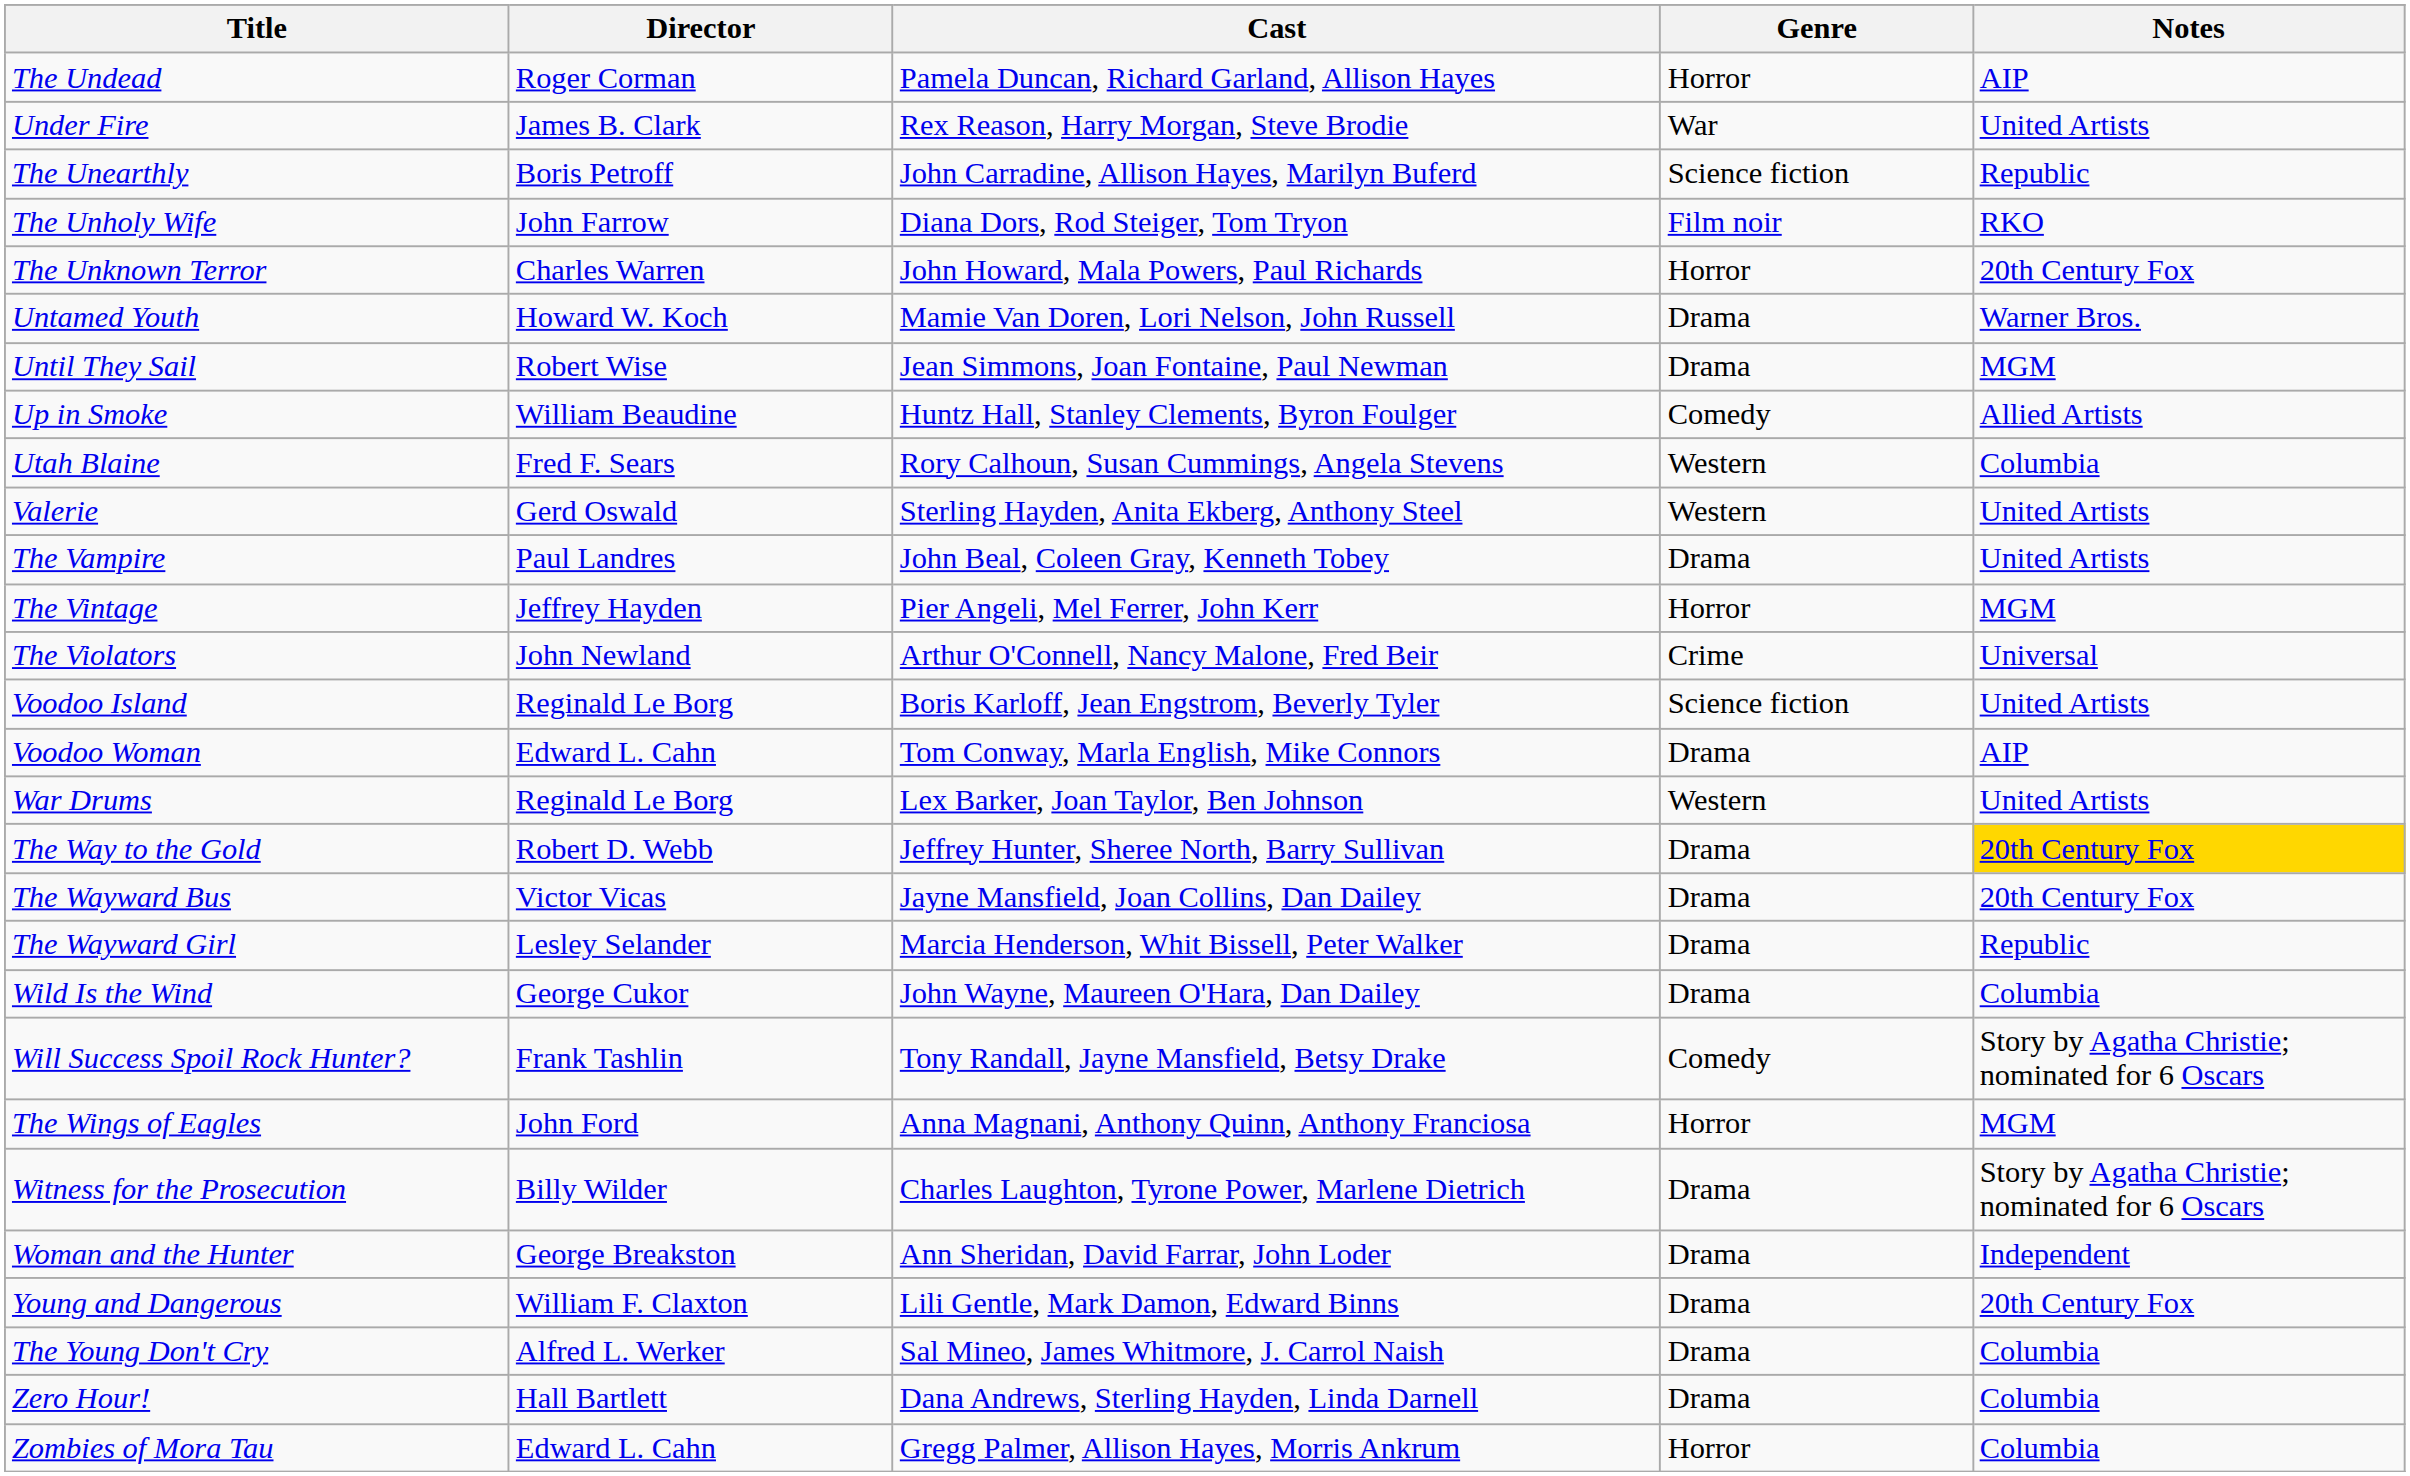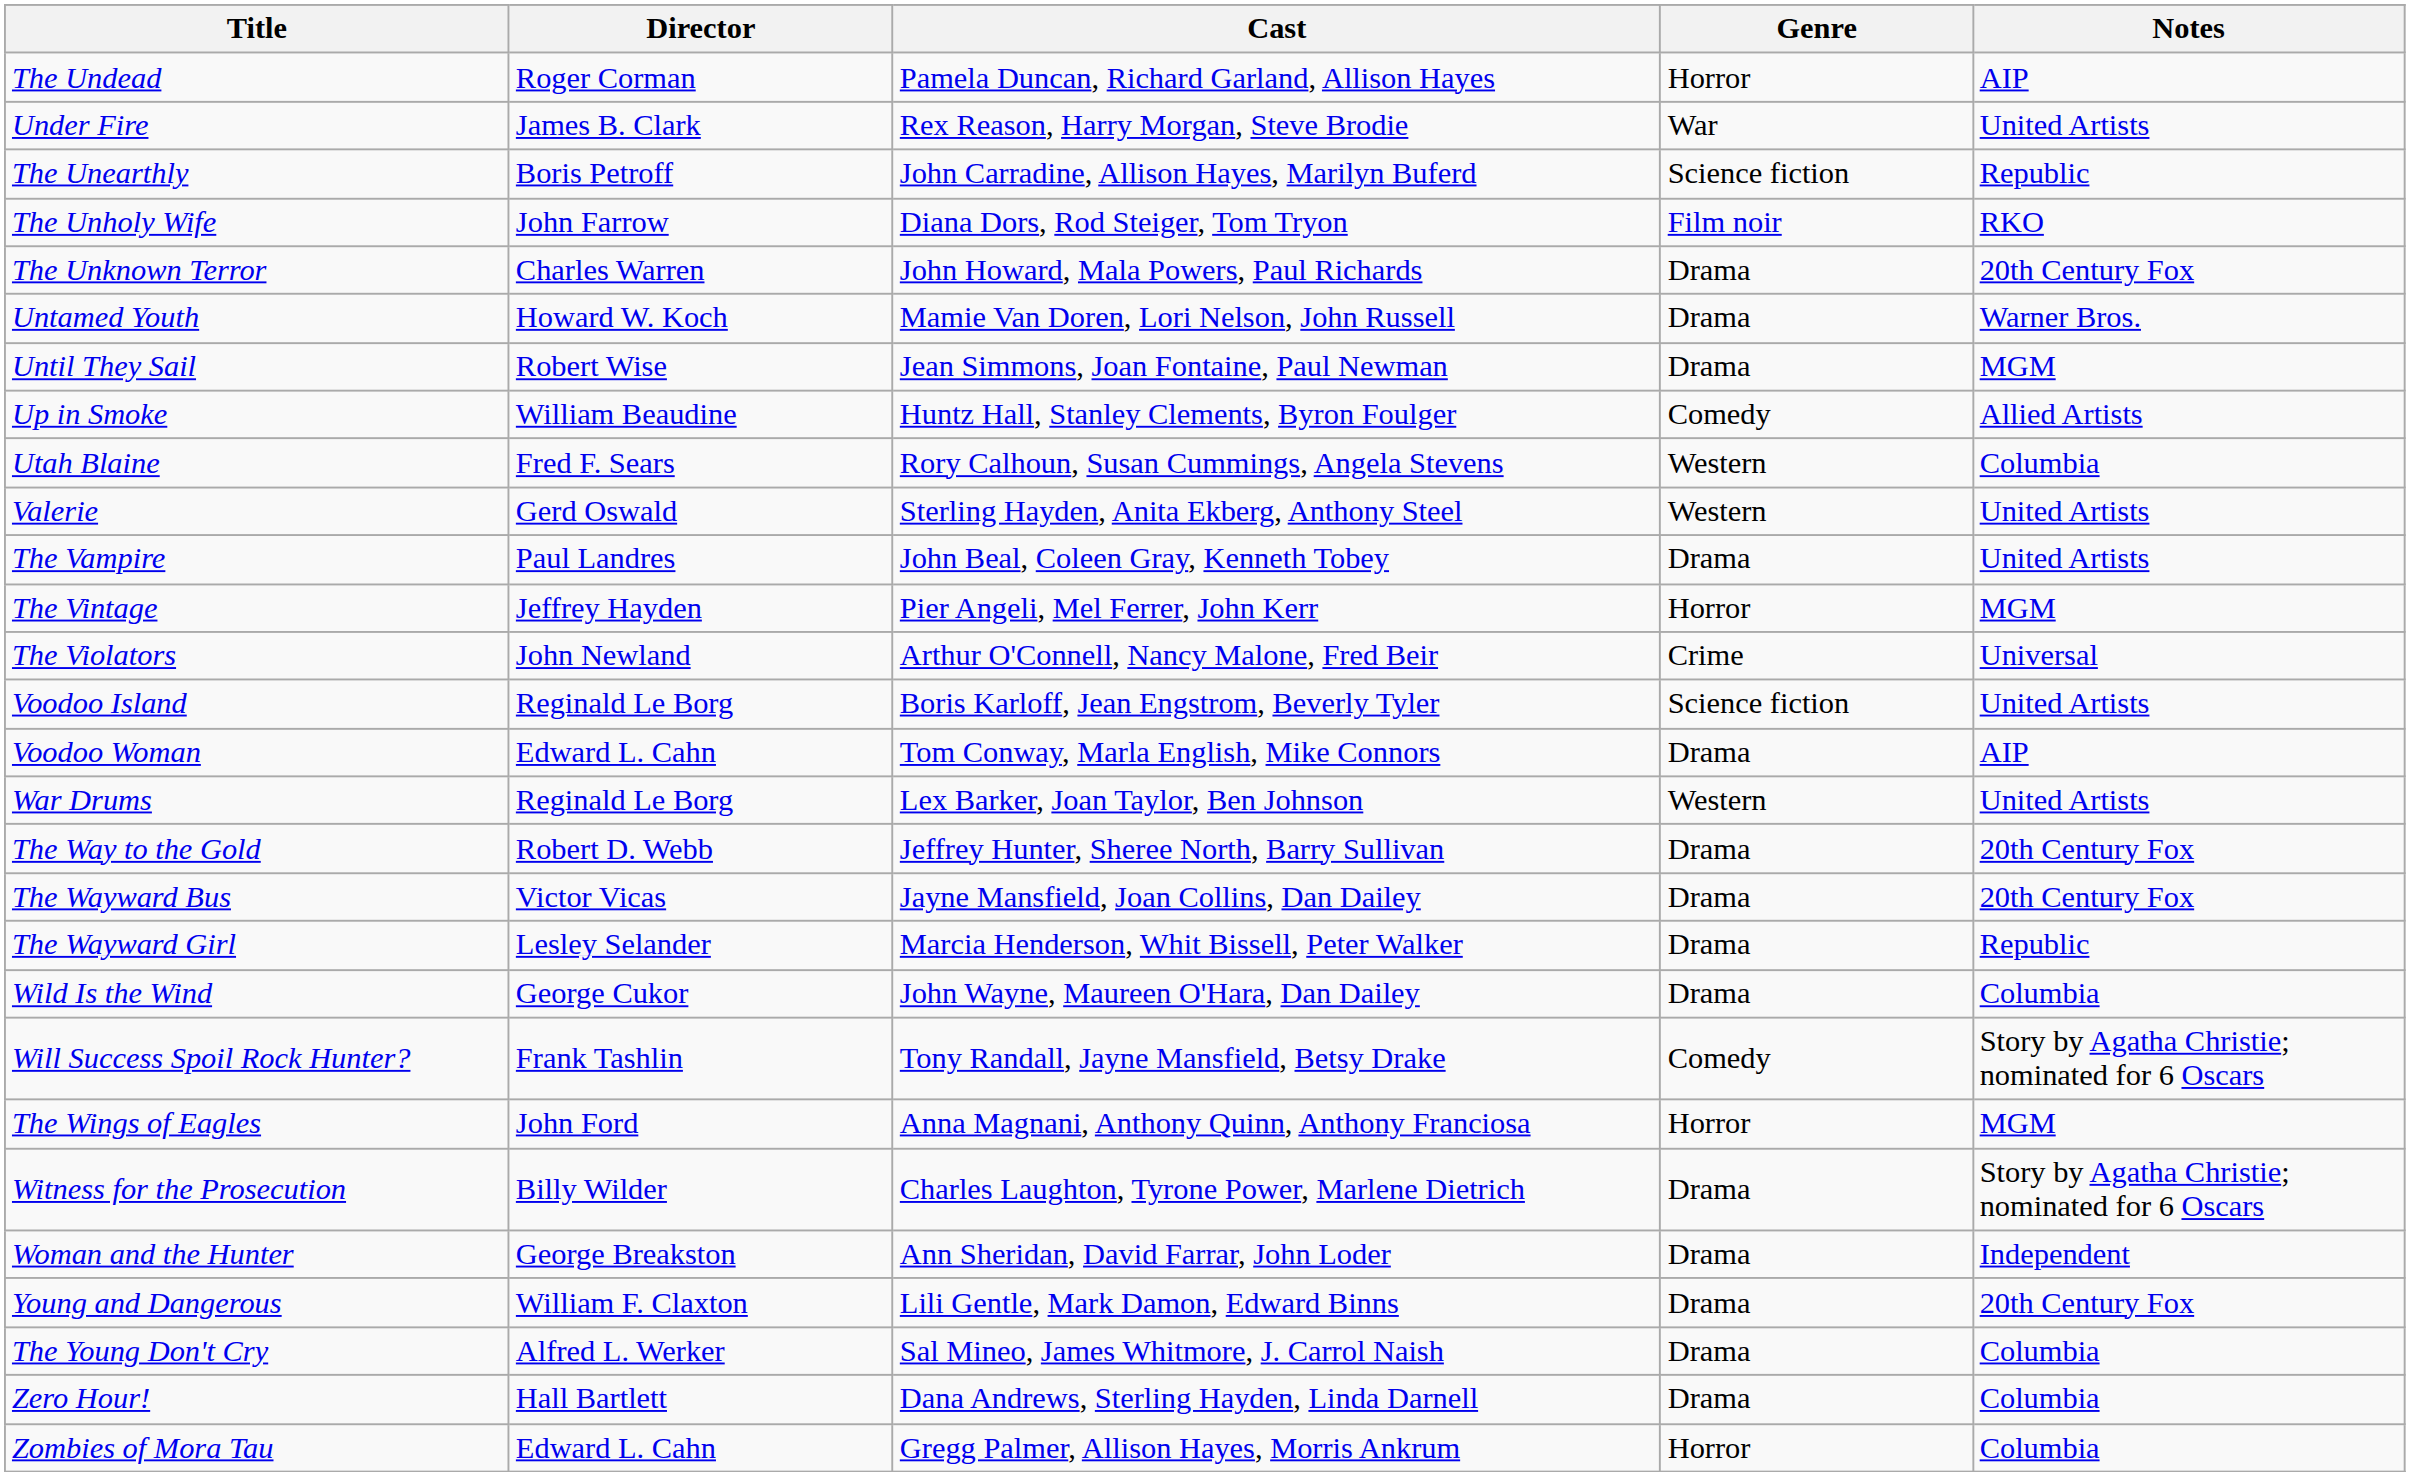(1709, 269) Horror -> (1709, 269) Drama
(2087, 848) gold background -> (2087, 848) no background
